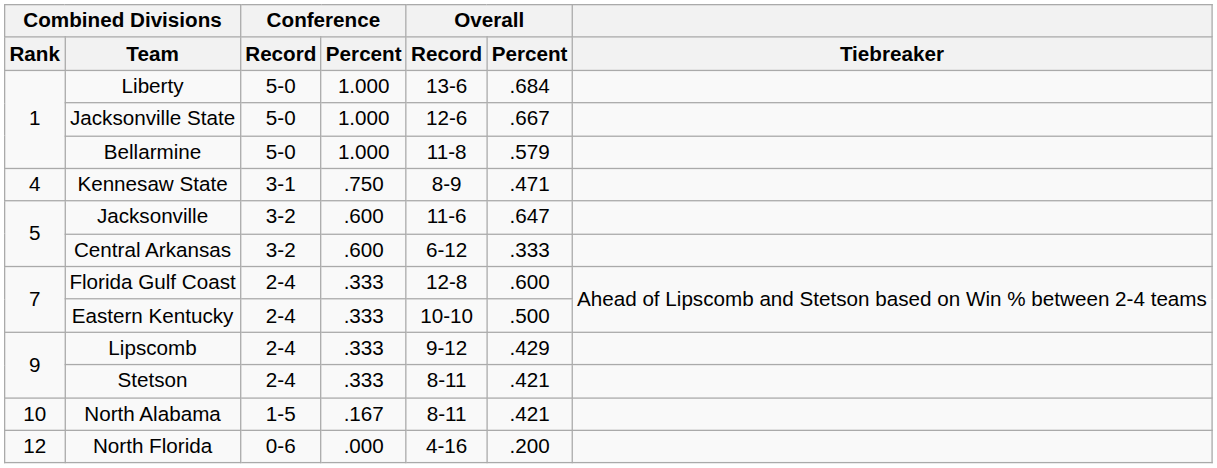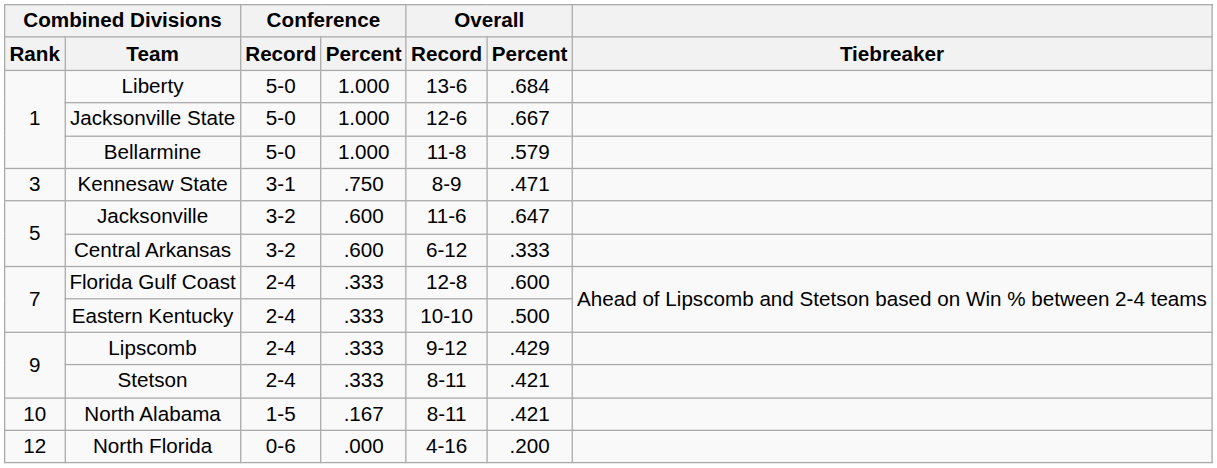(35, 184) 4 -> (35, 184) 3
